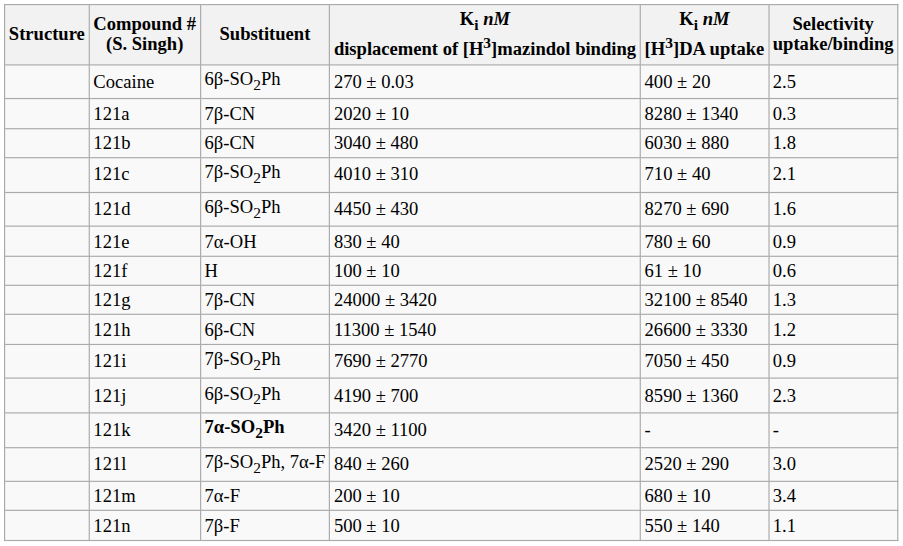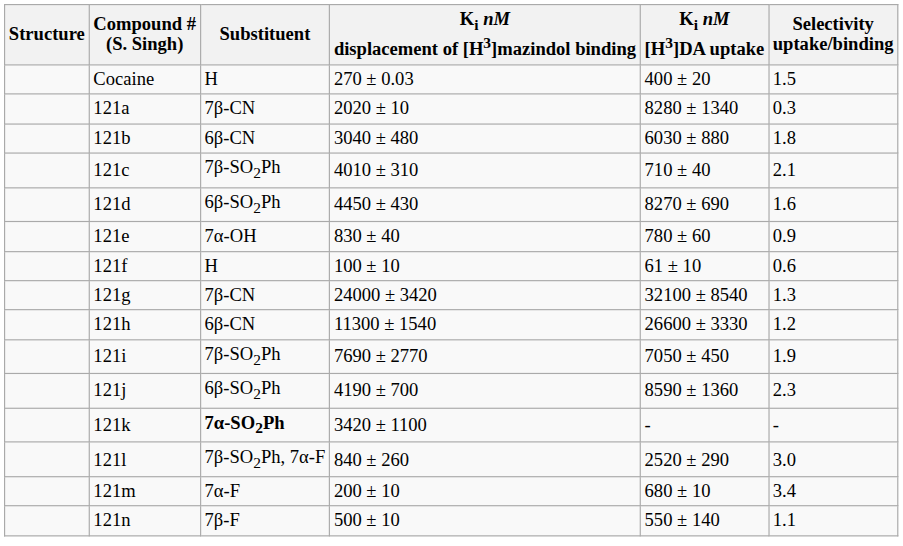(243, 81) 6β-SO2Ph -> (211, 79) H
(784, 81) 2.5 -> (784, 79) 1.5
(784, 361) 0.9 -> (784, 356) 1.9
